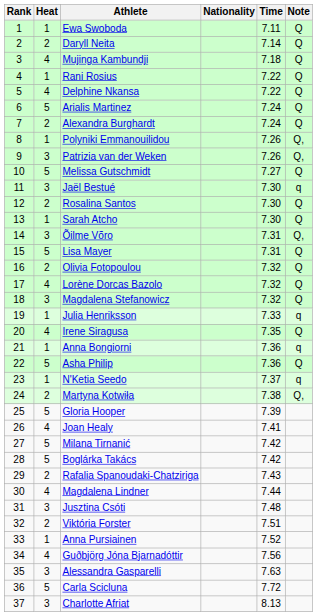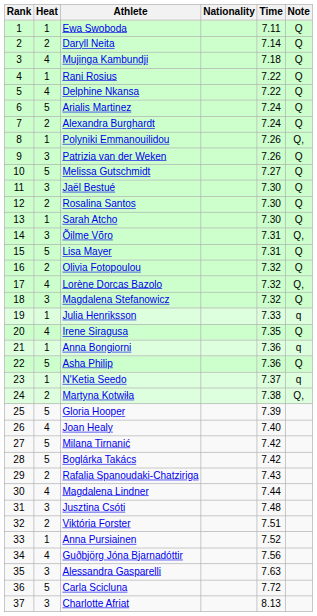(299, 156) Q, -> (299, 156) Q
(299, 188) q -> (299, 188) Q
(299, 284) Q -> (299, 284) Q,
(271, 428) 7.41 -> (271, 428) 7.40
